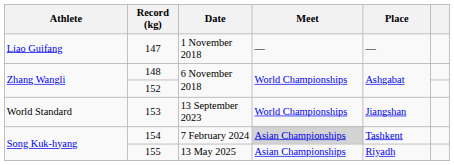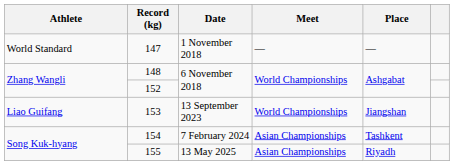(35, 48) Liao Guifang -> (39, 48) World Standard
(39, 112) World Standard -> (35, 112) Liao Guifang
(300, 135) lightgrey background -> (300, 135) no background
